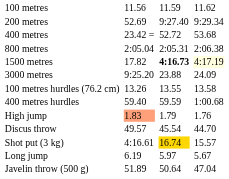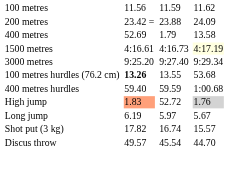(135, 21) 52.69 -> (139, 21) 23.42 =
(174, 21) 9:27.40 -> (170, 21) 23.88
(209, 21) 9:29.34 -> (205, 21) 24.09
(139, 35) 23.42 = -> (135, 35) 52.69
(170, 35) 52.72 -> (168, 35) 1.79
(205, 35) 53.68 -> (205, 35) 13.58
- row: (26, 48)
(135, 62) 17.82 -> (139, 48) 4:16.61
(174, 62) bold -> (174, 48) normal
(170, 75) 23.88 -> (174, 62) 9:27.40
(205, 75) 24.09 -> (208, 62) 9:29.34
(135, 89) normal -> (135, 75) bold
(205, 89) 13.58 -> (205, 75) 53.68
(168, 115) 1.79 -> (170, 102) 52.72
(203, 115) no background -> (202, 102) lightgrey background
rows swapped: (26, 156) <-> (31, 129)
(139, 142) 4:16.61 -> (135, 129) 17.82
(170, 142) gold background -> (170, 129) no background
- row: (47, 169)
